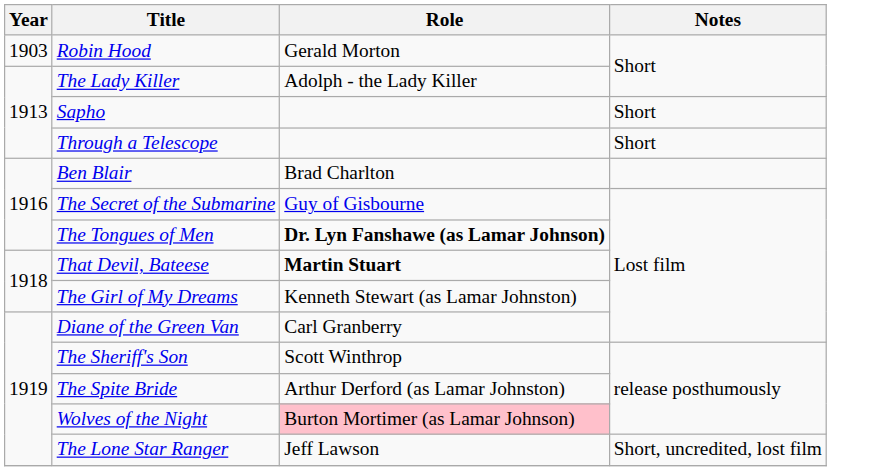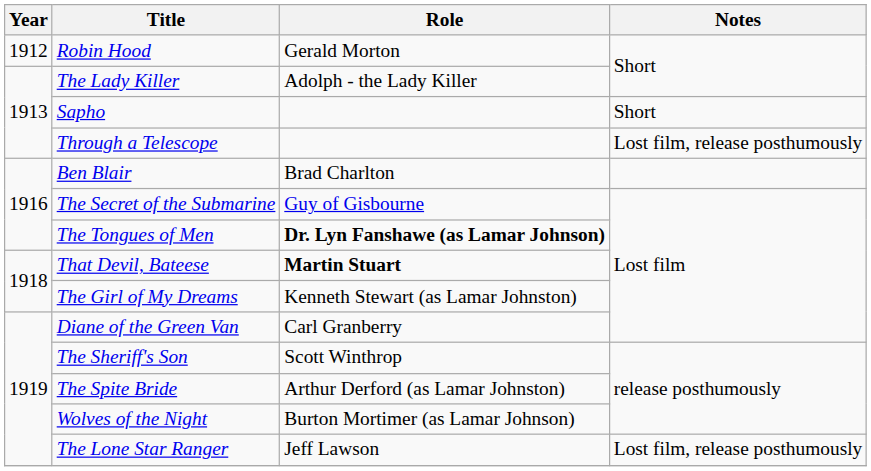(28, 50) 1903 -> (28, 50) 1912
(635, 142) Short -> (738, 142) Lost film, release posthumously
(429, 419) pink background -> (429, 419) no background
(718, 449) Short, uncredited, lost film -> (738, 449) Lost film, release posthumously
